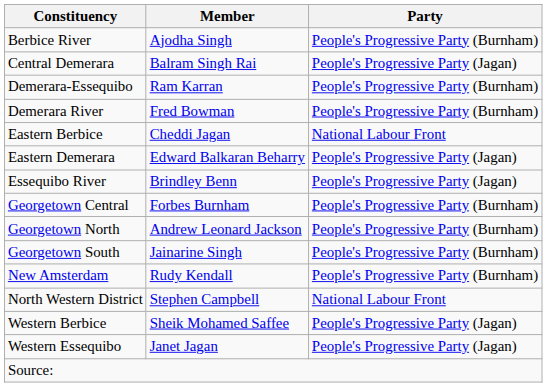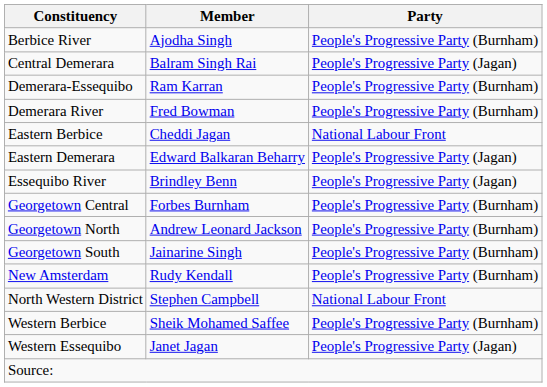(414, 323) People's Progressive Party (Jagan) -> (425, 323) People's Progressive Party (Burnham)
